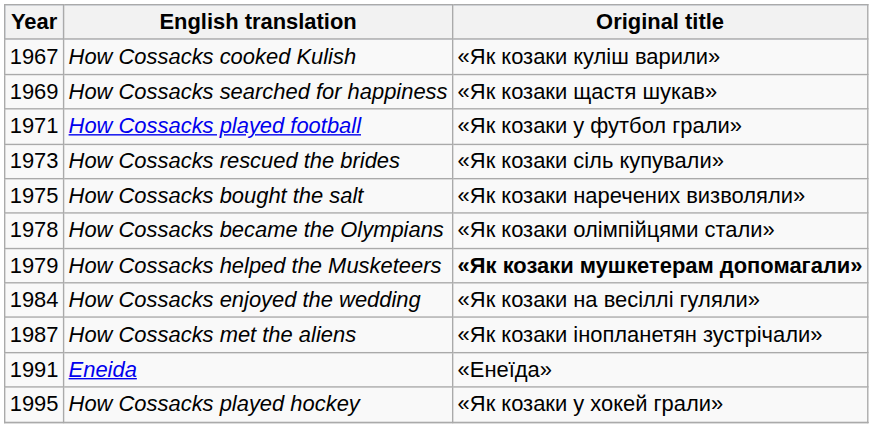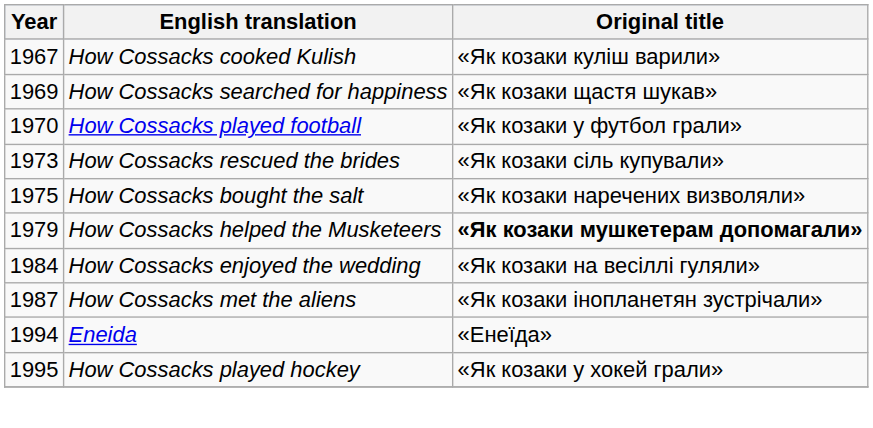(34, 126) 1971 -> (34, 126) 1970
- row: (256, 230)
(34, 369) 1991 -> (34, 334) 1994
